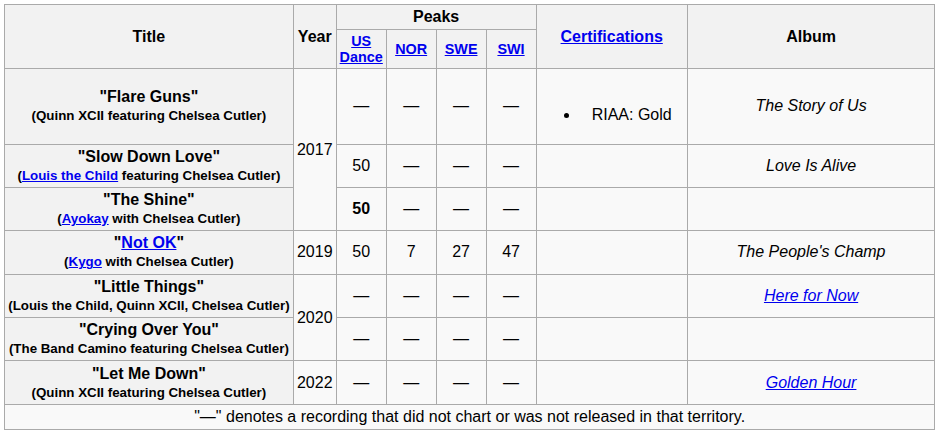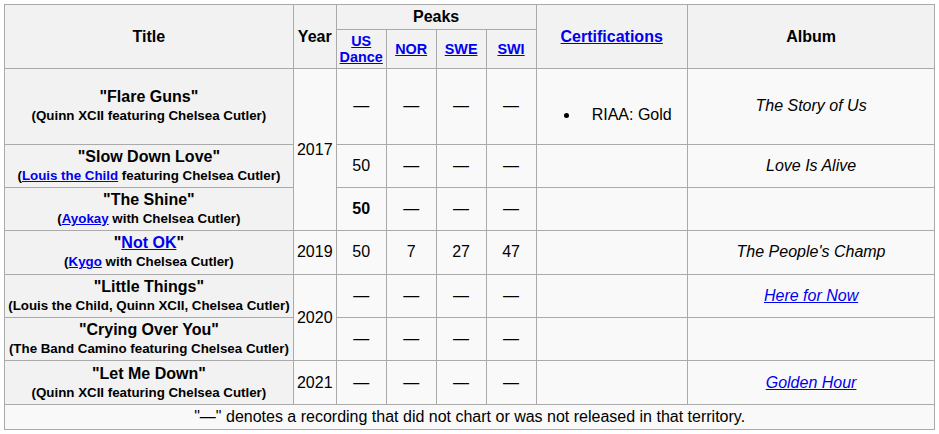(315, 382) 2022 -> (315, 382) 2021
